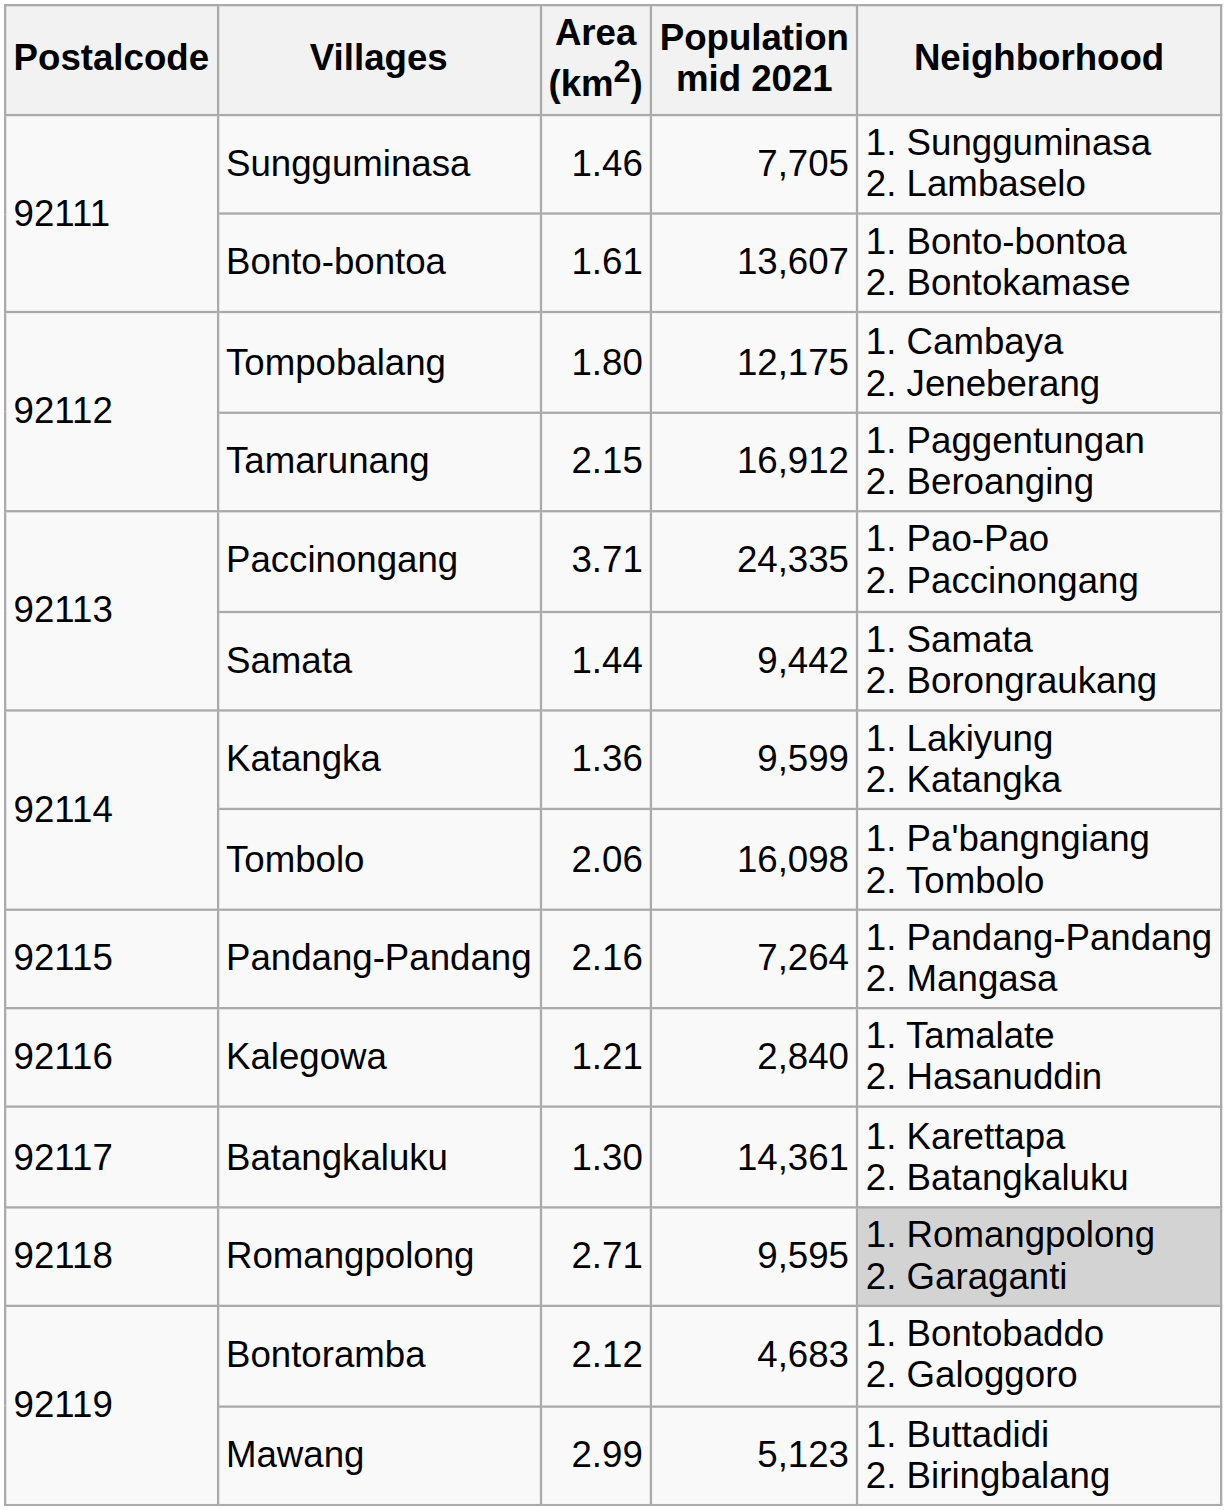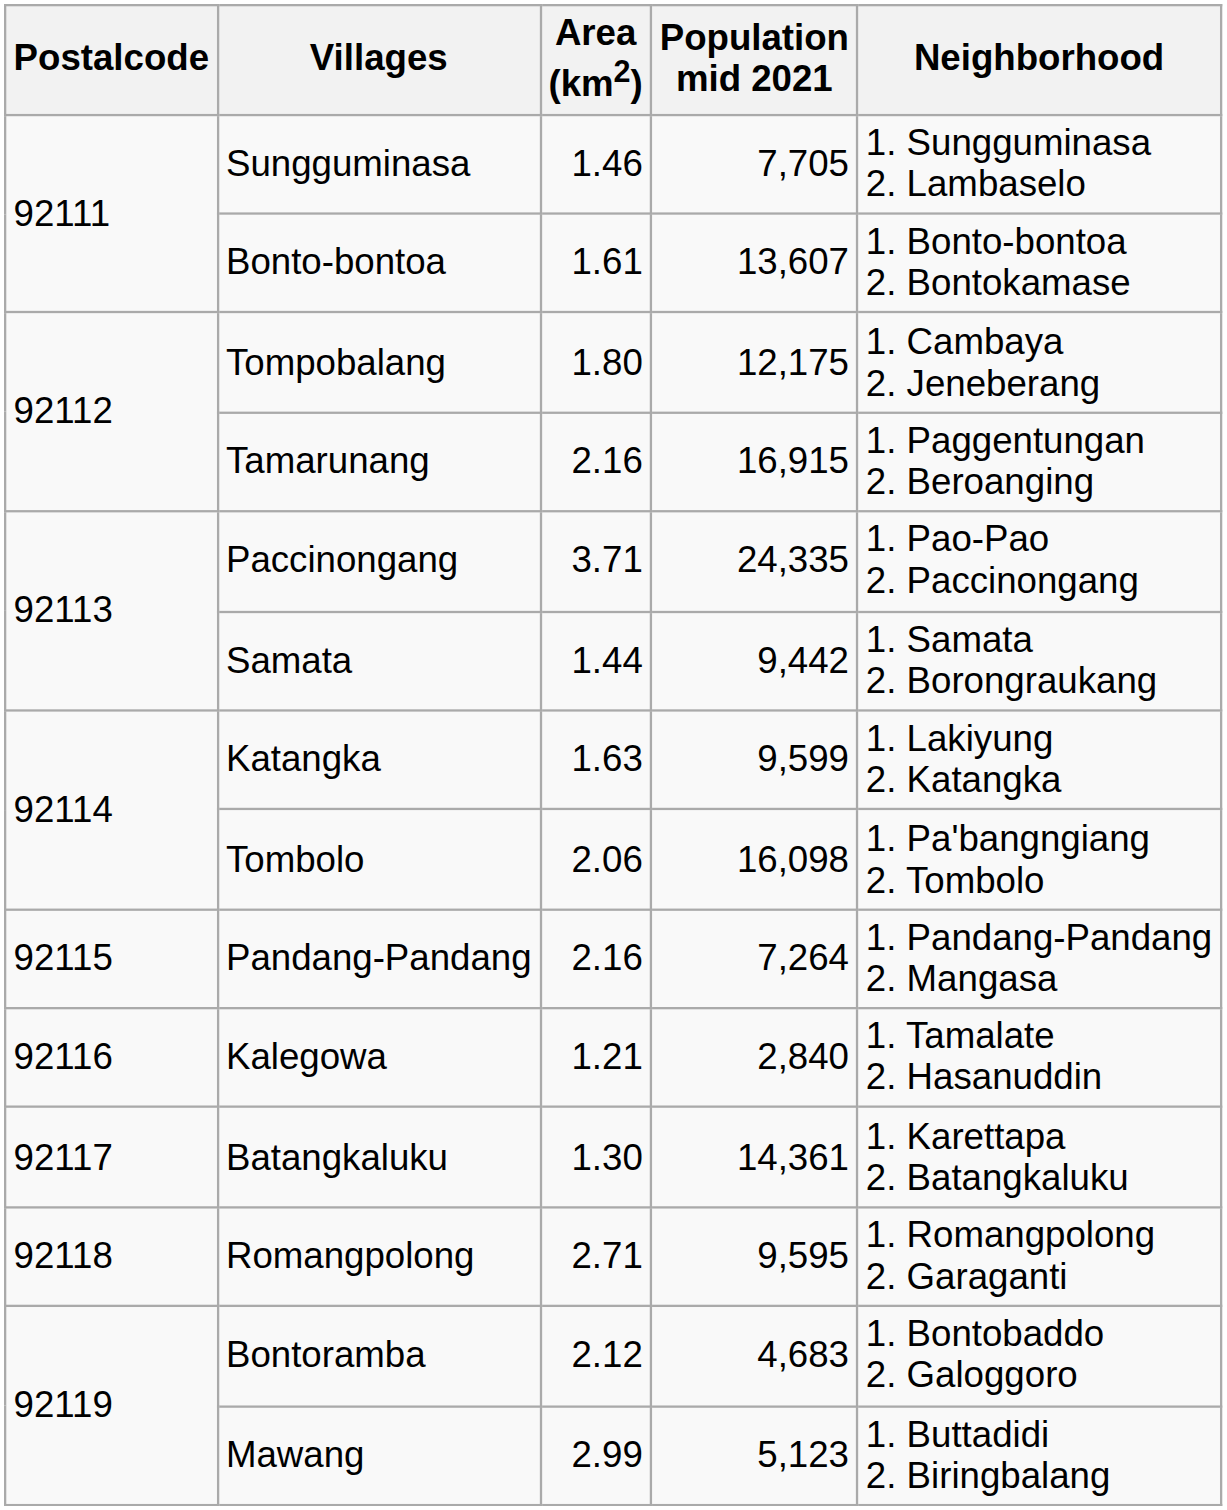(607, 461) 2.15 -> (607, 461) 2.16
(793, 461) 16,912 -> (793, 461) 16,915
(607, 759) 1.36 -> (607, 759) 1.63
(1010, 1256) lightgrey background -> (1010, 1256) no background
